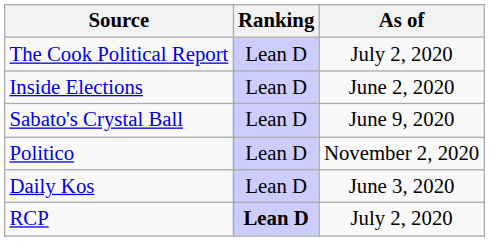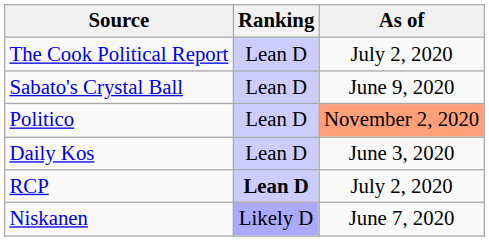- row: (76, 86)
(402, 152) no background -> (402, 119) lightsalmon background
+ row: (49, 218)
